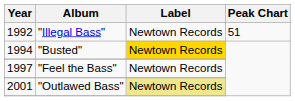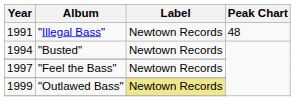(20, 31) 1992 -> (20, 31) 1991
(234, 31) 51 -> (234, 31) 48
(176, 50) gold background -> (176, 50) no background
(20, 86) 2001 -> (20, 86) 1999
